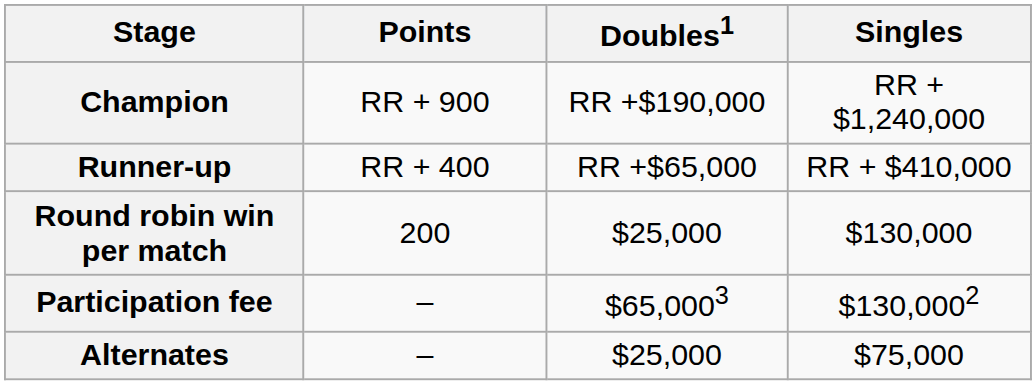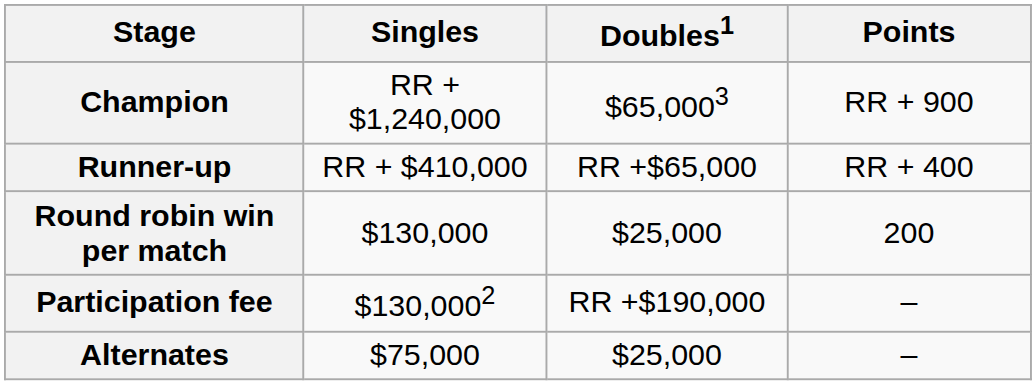columns swapped: (909, 32) <-> (425, 32)
(667, 102) RR +$190,000 -> (667, 102) $65,0003
(667, 302) $65,0003 -> (667, 302) RR +$190,000
